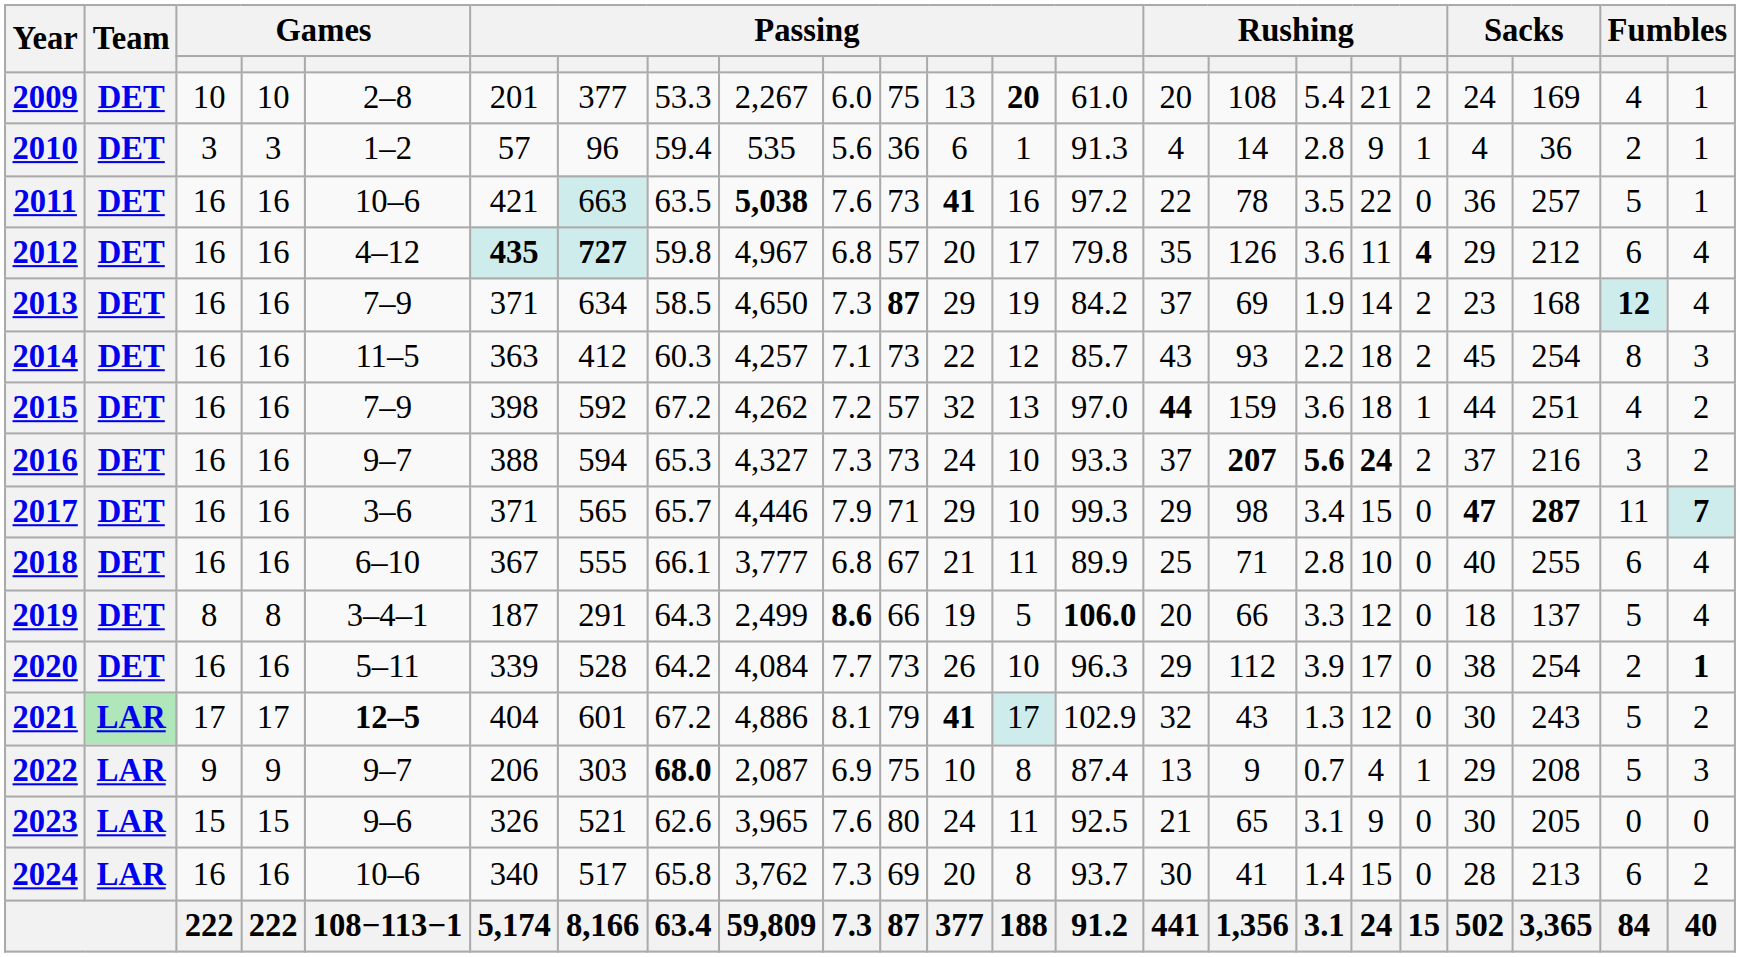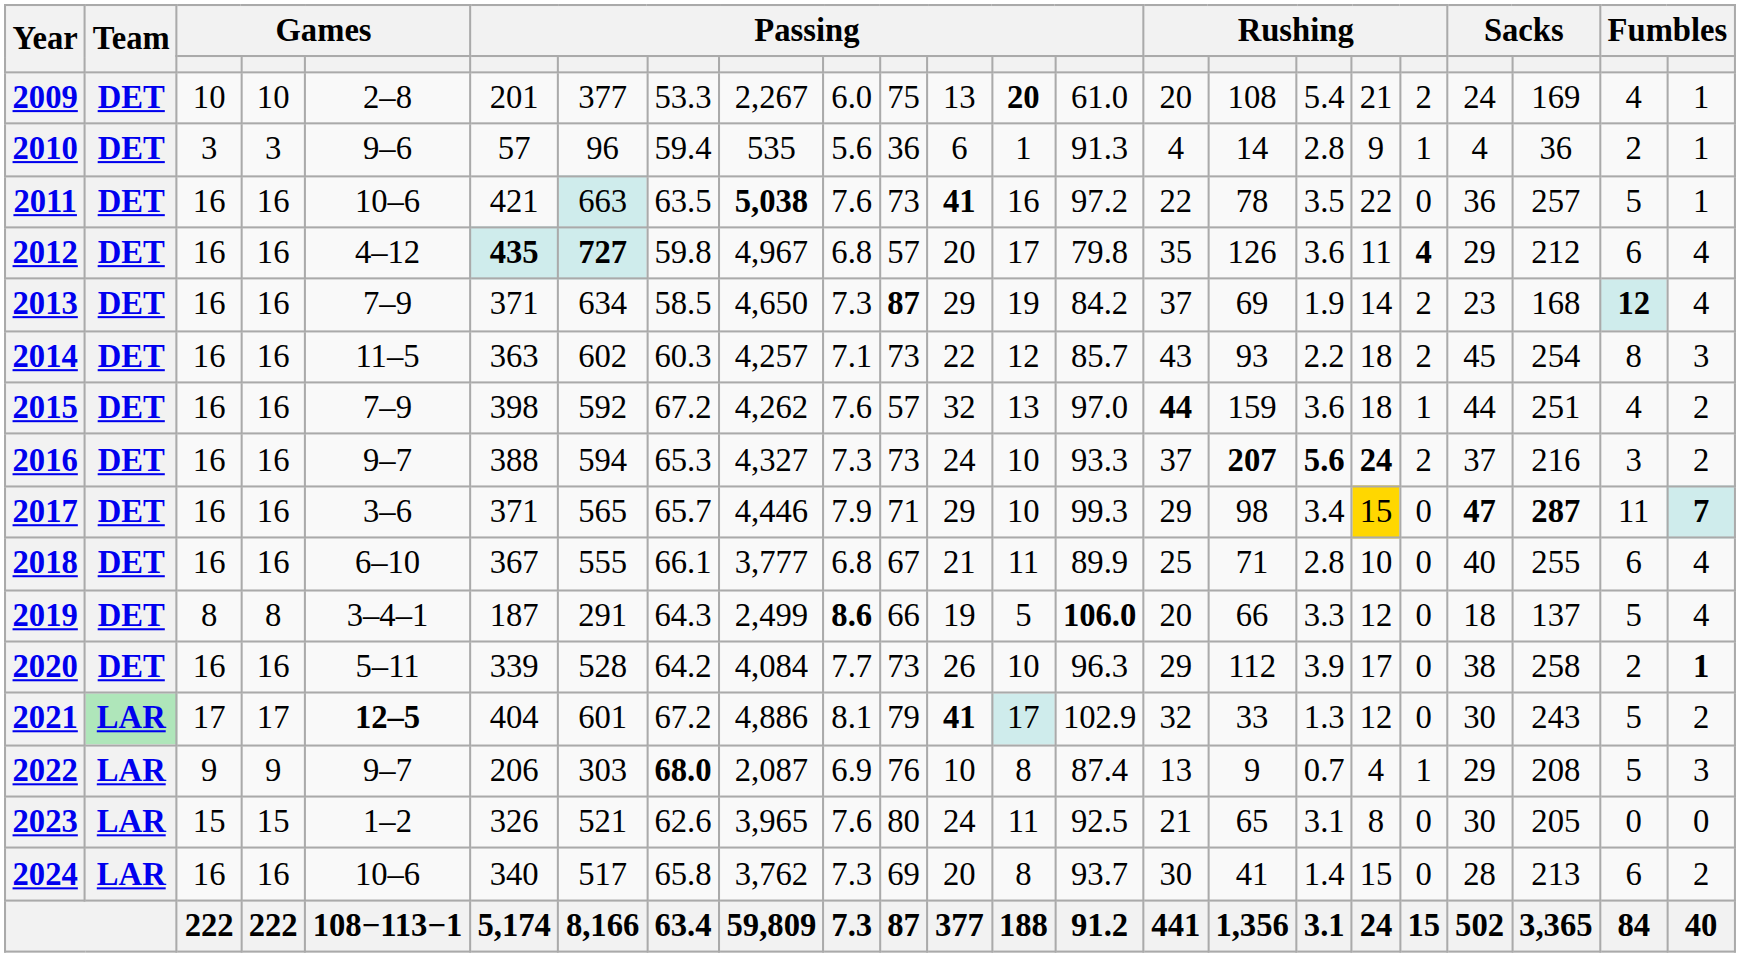(388, 148) 1–2 -> (388, 148) 9–6
(603, 356) 412 -> (603, 356) 602
(852, 407) 7.2 -> (852, 407) 7.6
(1376, 511) no background -> (1376, 511) gold background
(1556, 666) 254 -> (1556, 666) 258
(1252, 718) 43 -> (1252, 718) 33
(904, 770) 75 -> (904, 770) 76
(388, 821) 9–6 -> (388, 821) 1–2
(1376, 821) 9 -> (1376, 821) 8
